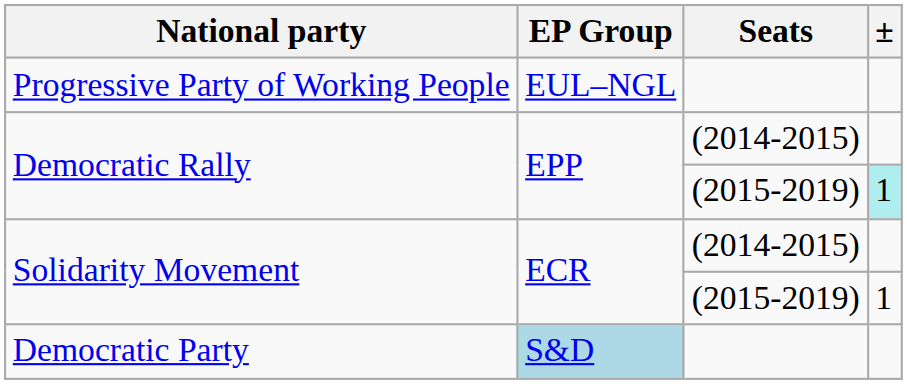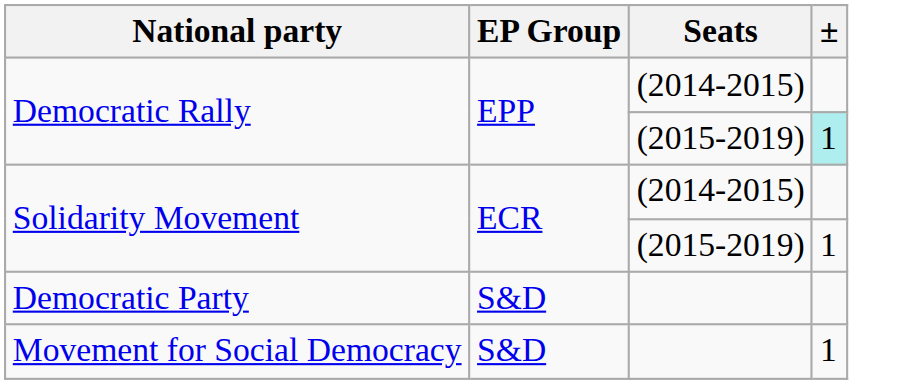- row: (261, 84)
(560, 350) lightblue background -> (512, 297) no background
+ row: (237, 350)
